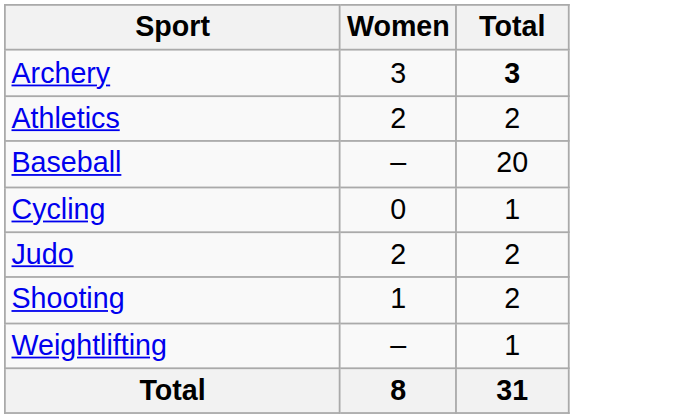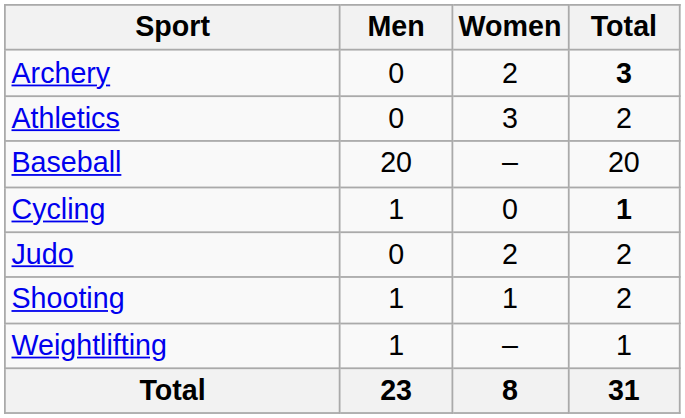+ column: (396, 27)
(398, 72) 3 -> (510, 72) 2
(398, 118) 2 -> (510, 118) 3
(512, 208) normal -> (624, 208) bold
